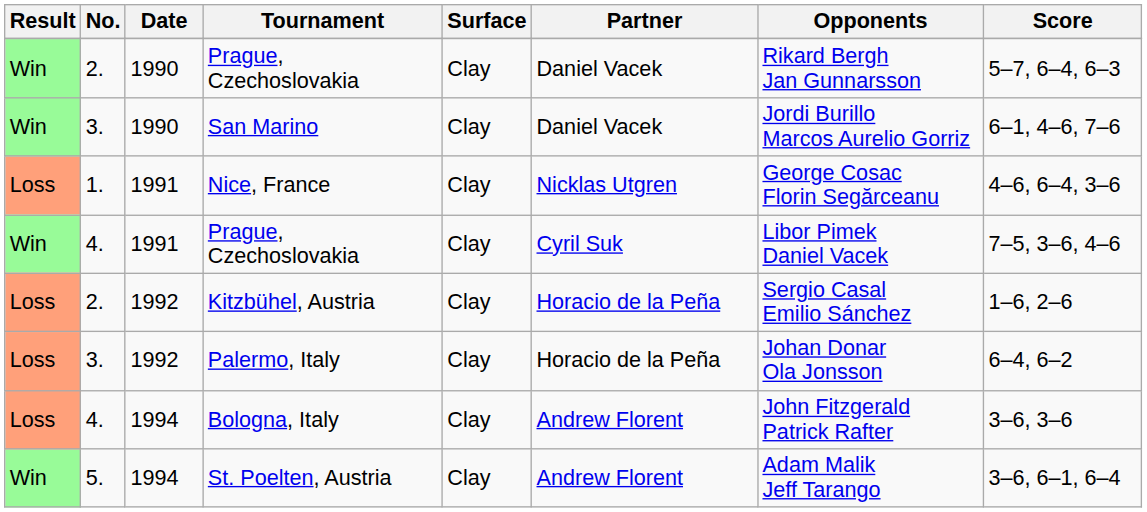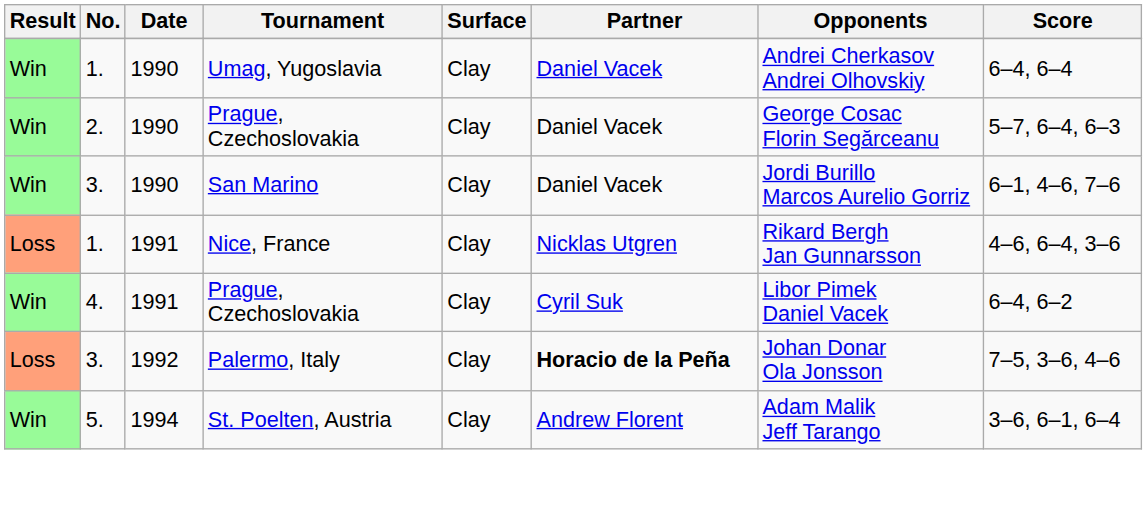+ row: (95, 68)
(842, 68) Rikard Bergh Jan Gunnarsson -> (851, 126) George Cosac Florin Segărceanu
(851, 185) George Cosac Florin Segărceanu -> (842, 243) Rikard Bergh Jan Gunnarsson
(1054, 243) 7–5, 3–6, 4–6 -> (1030, 302) 6–4, 6–2
- row: (95, 302)
(628, 360) normal -> (633, 360) bold
(1030, 360) 6–4, 6–2 -> (1054, 360) 7–5, 3–6, 4–6
- row: (95, 419)
